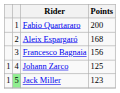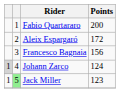(97, 38) 168 -> (97, 38) 172
(8, 66) no background -> (8, 66) lightgrey background
(97, 66) 125 -> (97, 66) 124
